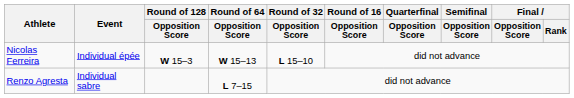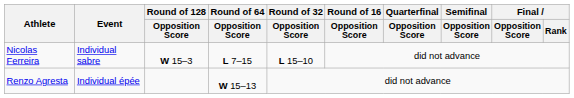(108, 56) Individual épée -> (97, 56) Individual sabre
(237, 61) W 15–13 -> (237, 61) L 7–15
(97, 81) Individual sabre -> (108, 81) Individual épée
(237, 86) L 7–15 -> (237, 86) W 15–13
